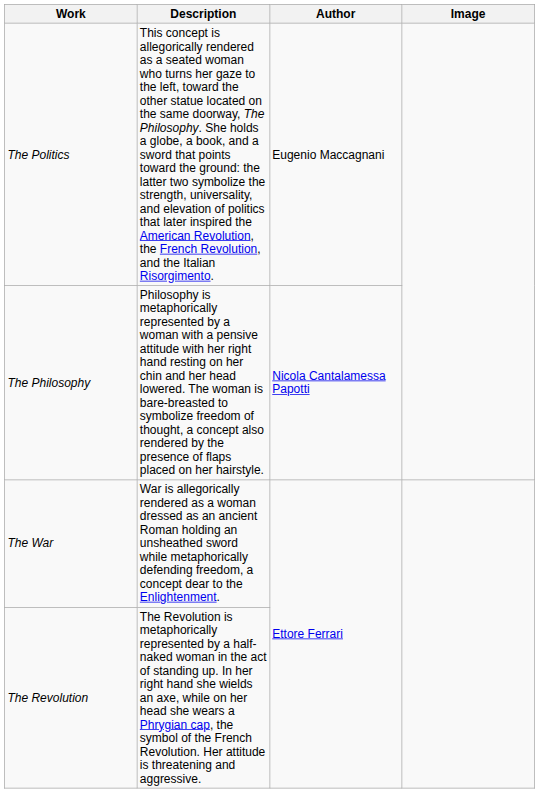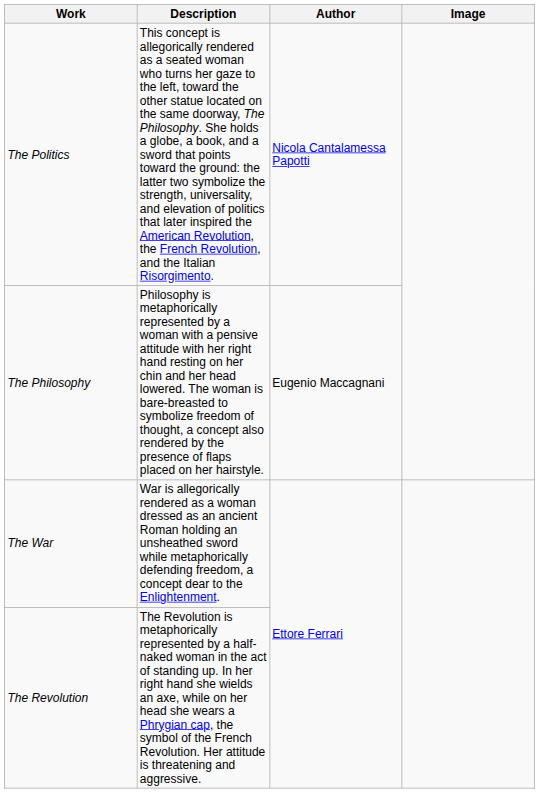(328, 154) Eugenio Maccagnani -> (329, 154) Nicola Cantalamessa Papotti
(329, 382) Nicola Cantalamessa Papotti -> (328, 382) Eugenio Maccagnani
